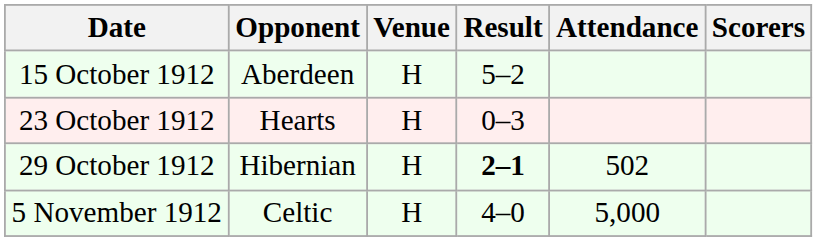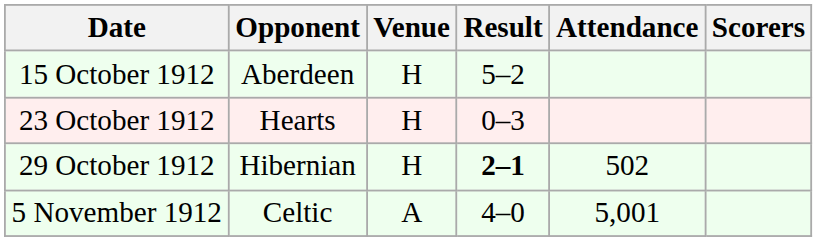(412, 212) H -> (412, 212) A
(627, 212) 5,000 -> (627, 212) 5,001
